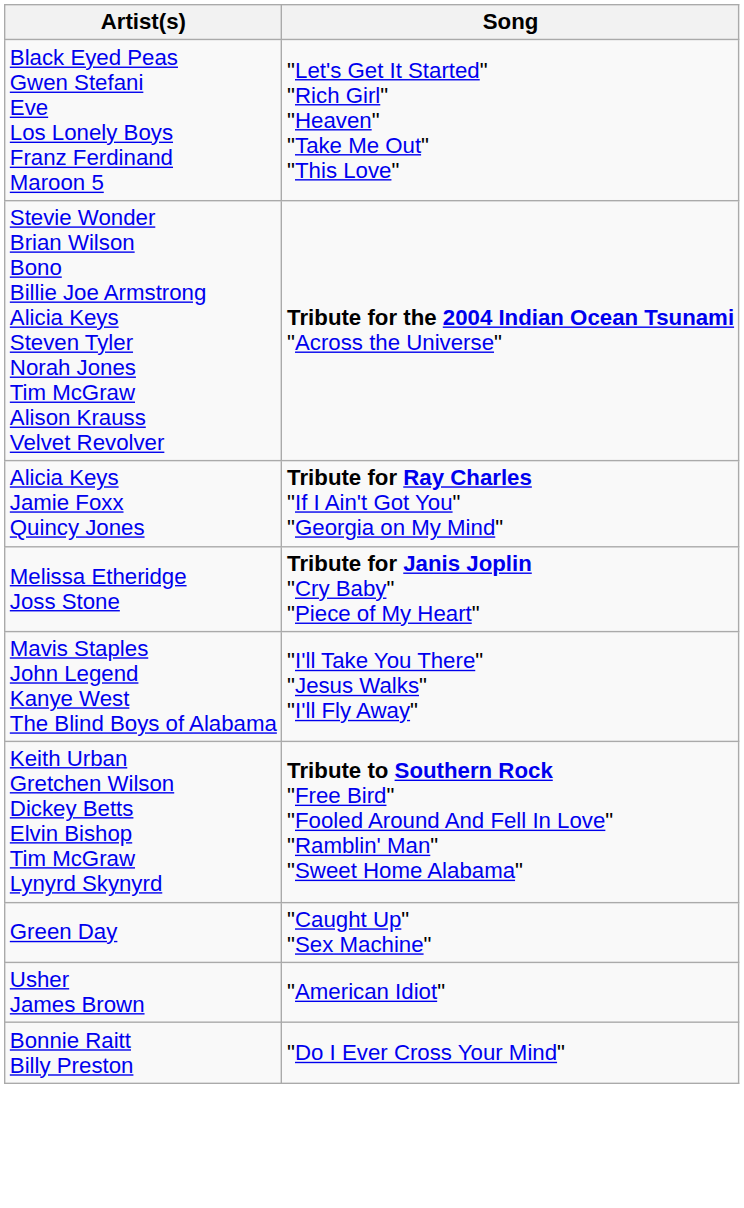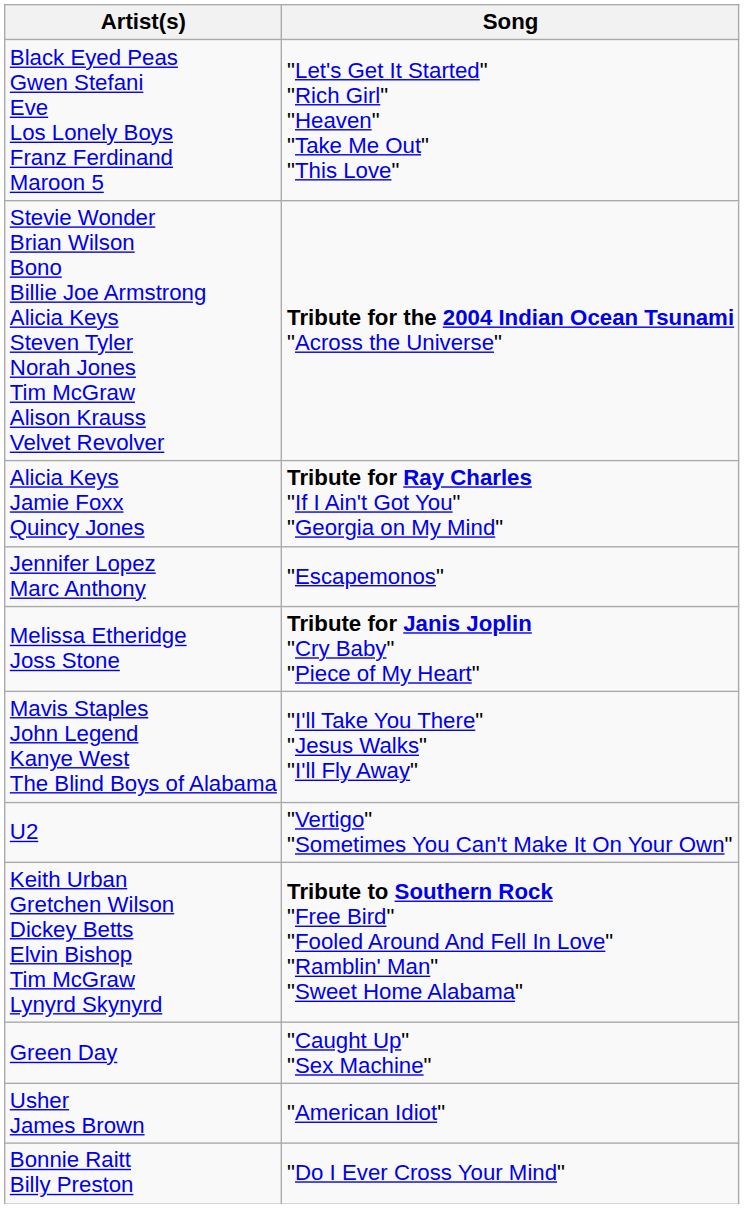+ row: (83, 576)
+ row: (24, 831)
